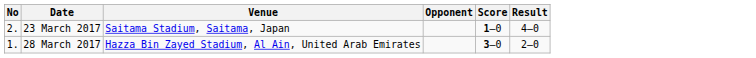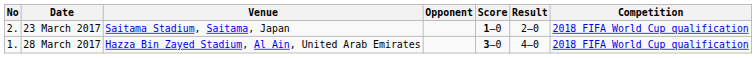+ column: (651, 12)
(530, 29) 4–0 -> (530, 29) 2–0
(530, 45) 2–0 -> (530, 45) 4–0
